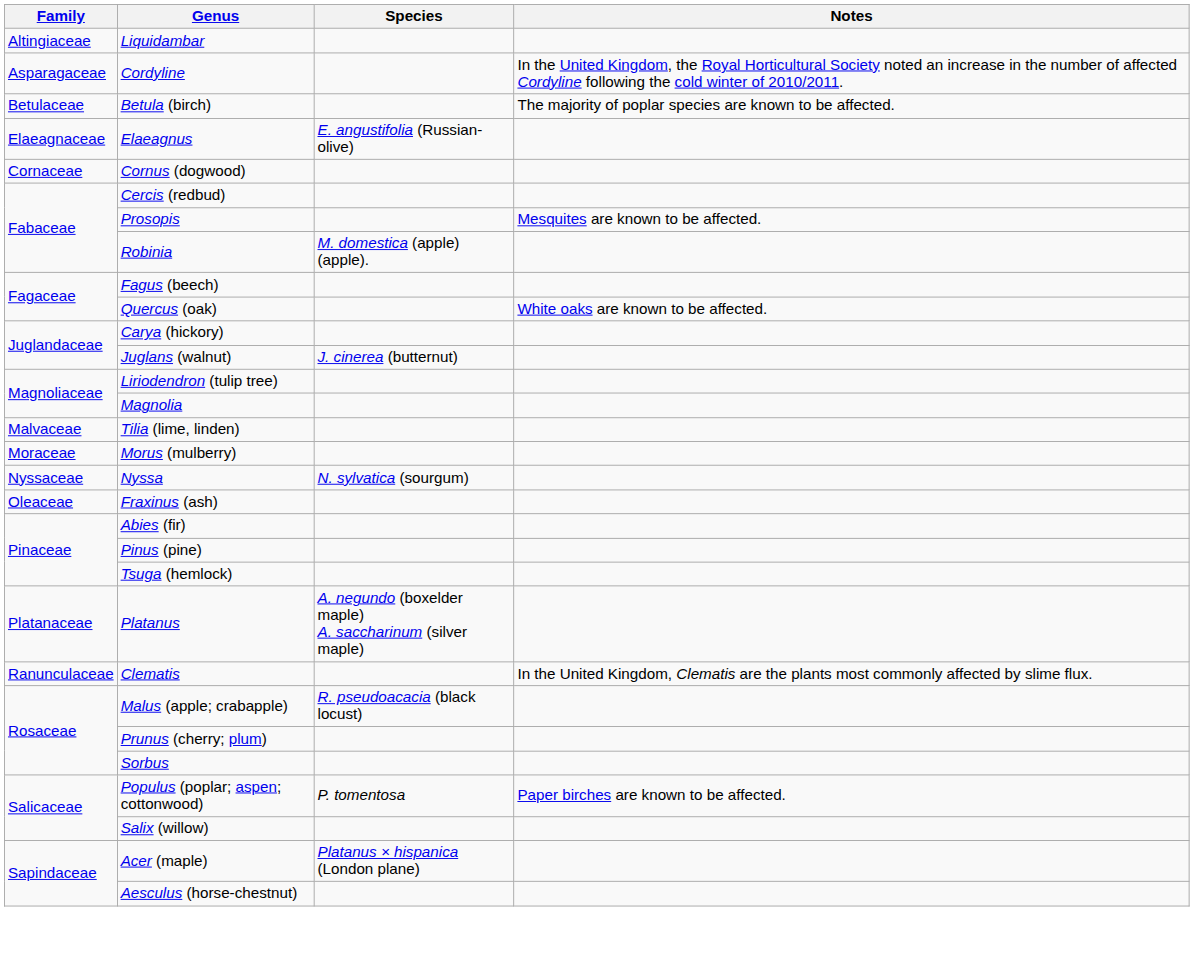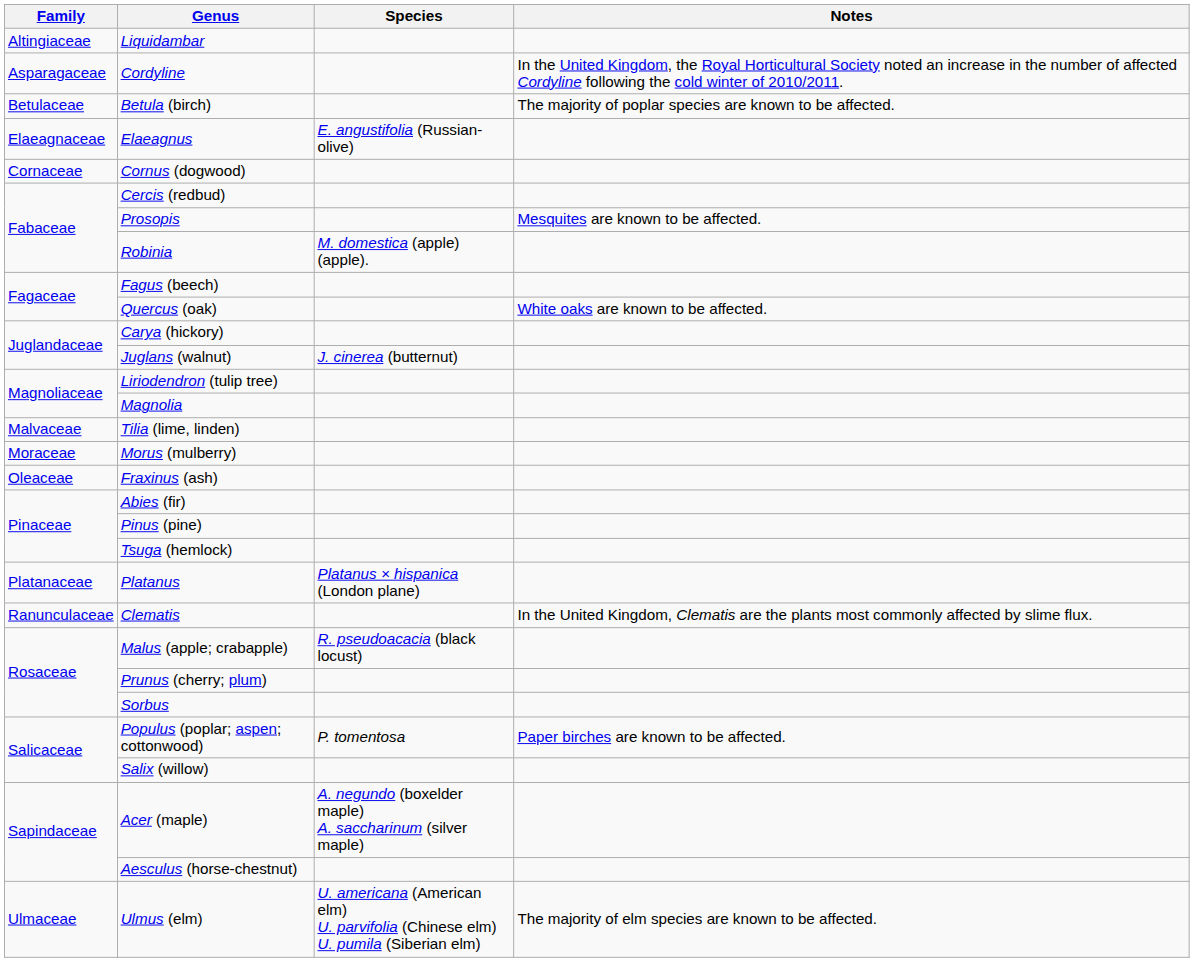- row: (142, 477)
(392, 623) A. negundo (boxelder maple) A. saccharinum (silver maple) -> (388, 582) Platanus × hispanica (London plane)
(388, 860) Platanus × hispanica (London plane) -> (392, 819) A. negundo (boxelder maple) A. saccharinum (silver maple)
+ row: (162, 919)
